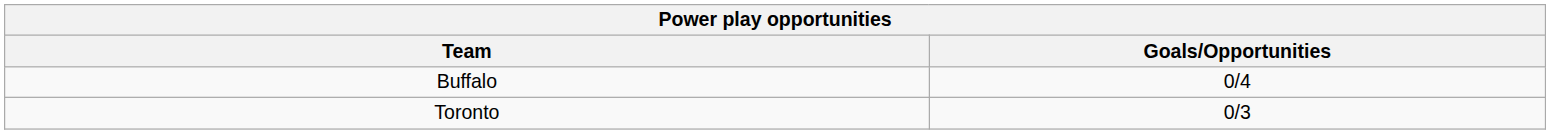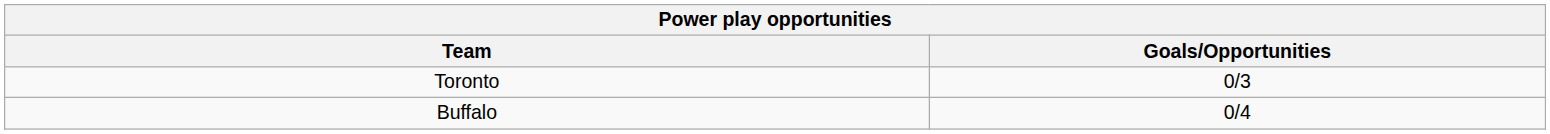rows swapped: (467, 112) <-> (467, 81)
